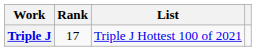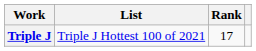columns swapped: (168, 14) <-> (73, 14)
